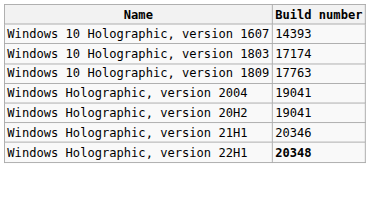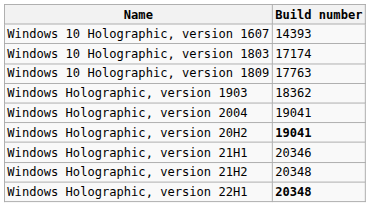+ row: (127, 93)
(293, 113) normal -> (293, 133) bold
+ row: (127, 172)
